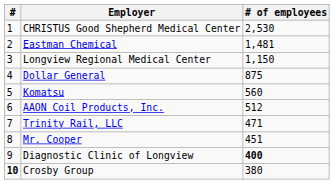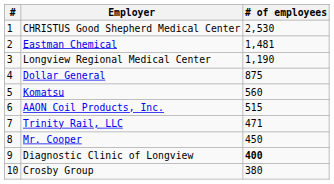(260, 60) 1,150 -> (260, 60) 1,190
(254, 108) 512 -> (254, 108) 515
(254, 139) 451 -> (254, 139) 450
(13, 171) bold -> (13, 171) normal
